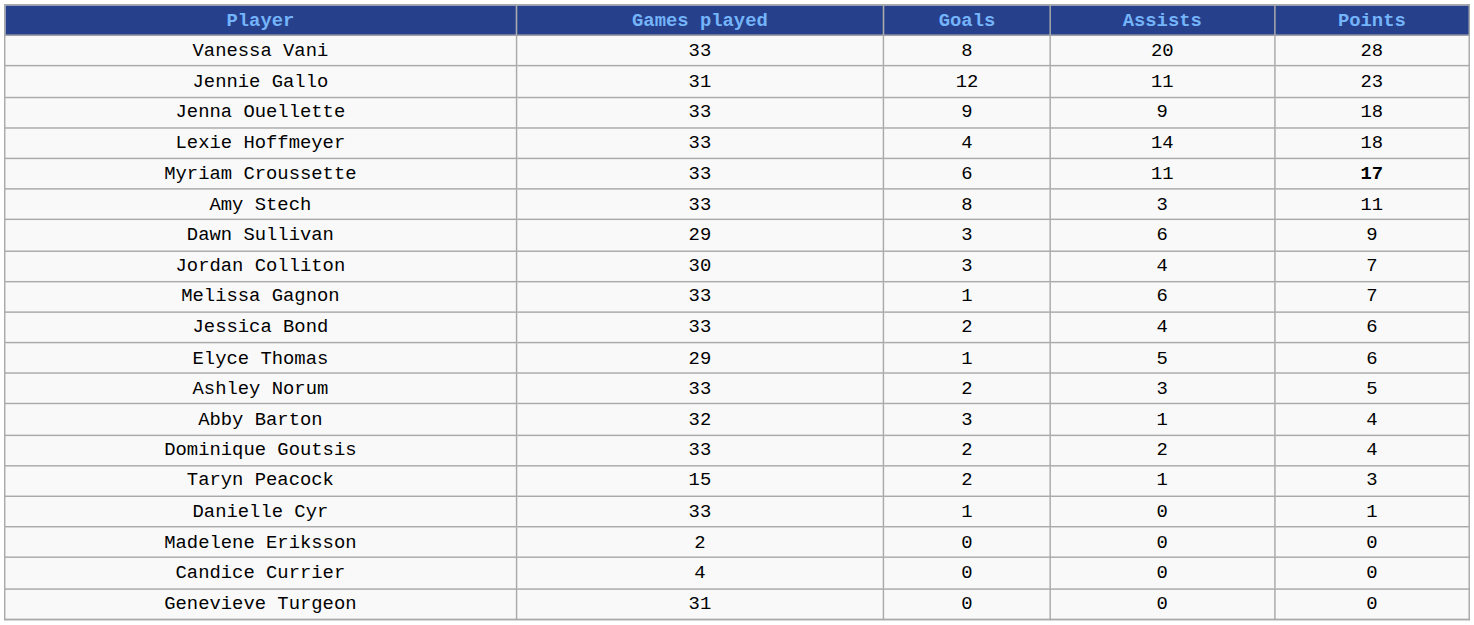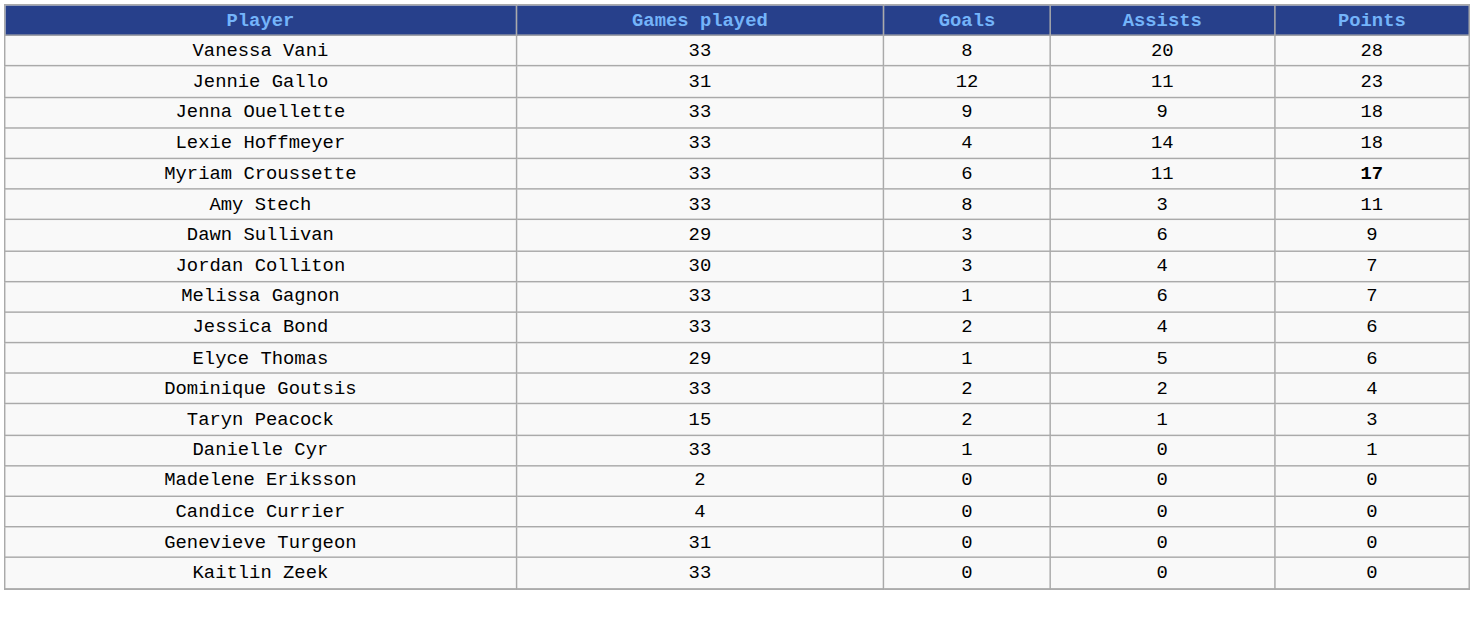- row: (260, 389)
- row: (260, 419)
+ row: (260, 573)
